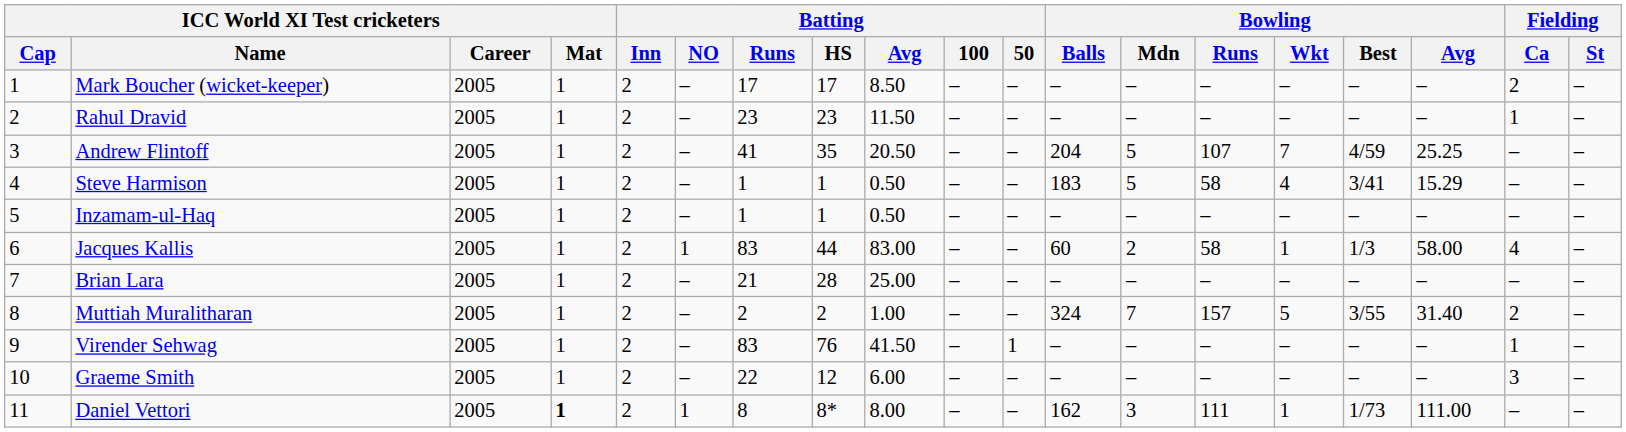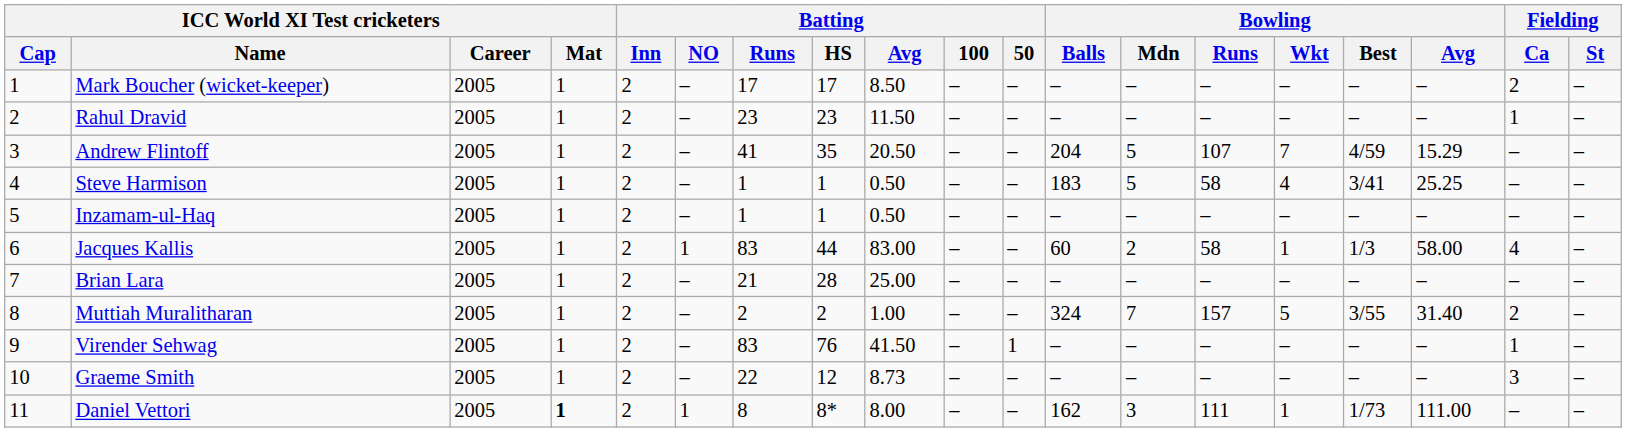(1440, 150) 25.25 -> (1440, 150) 15.29
(1440, 183) 15.29 -> (1440, 183) 25.25
(887, 378) 6.00 -> (887, 378) 8.73
